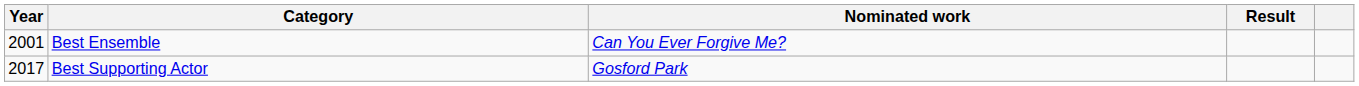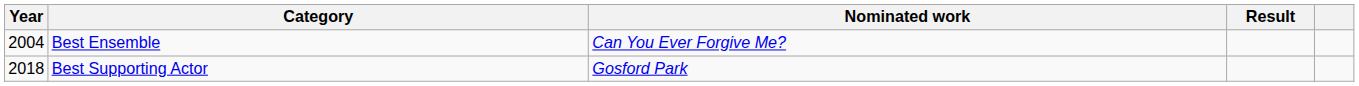(26, 42) 2001 -> (26, 42) 2004
(26, 68) 2017 -> (26, 68) 2018
